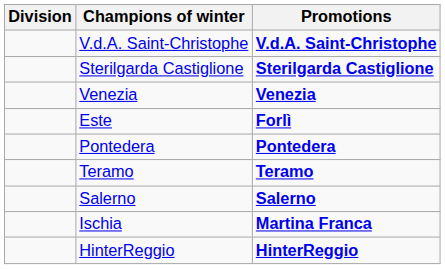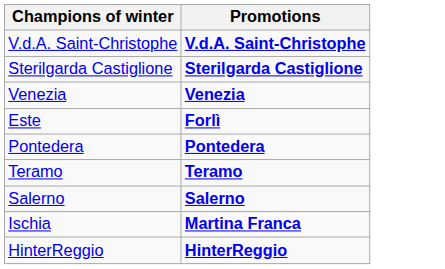- column: (40, 17)
